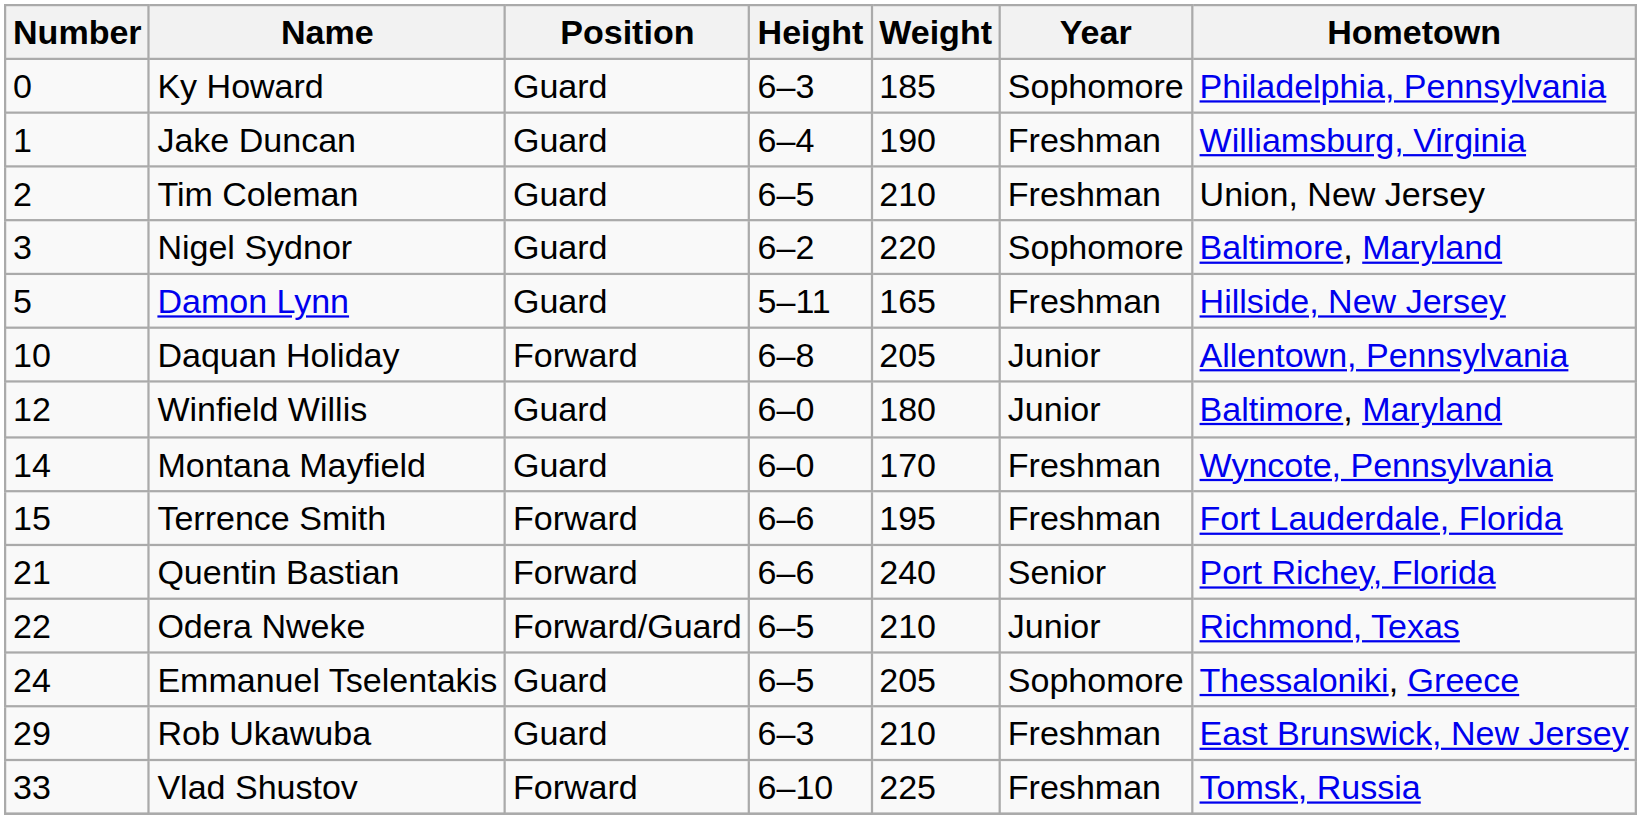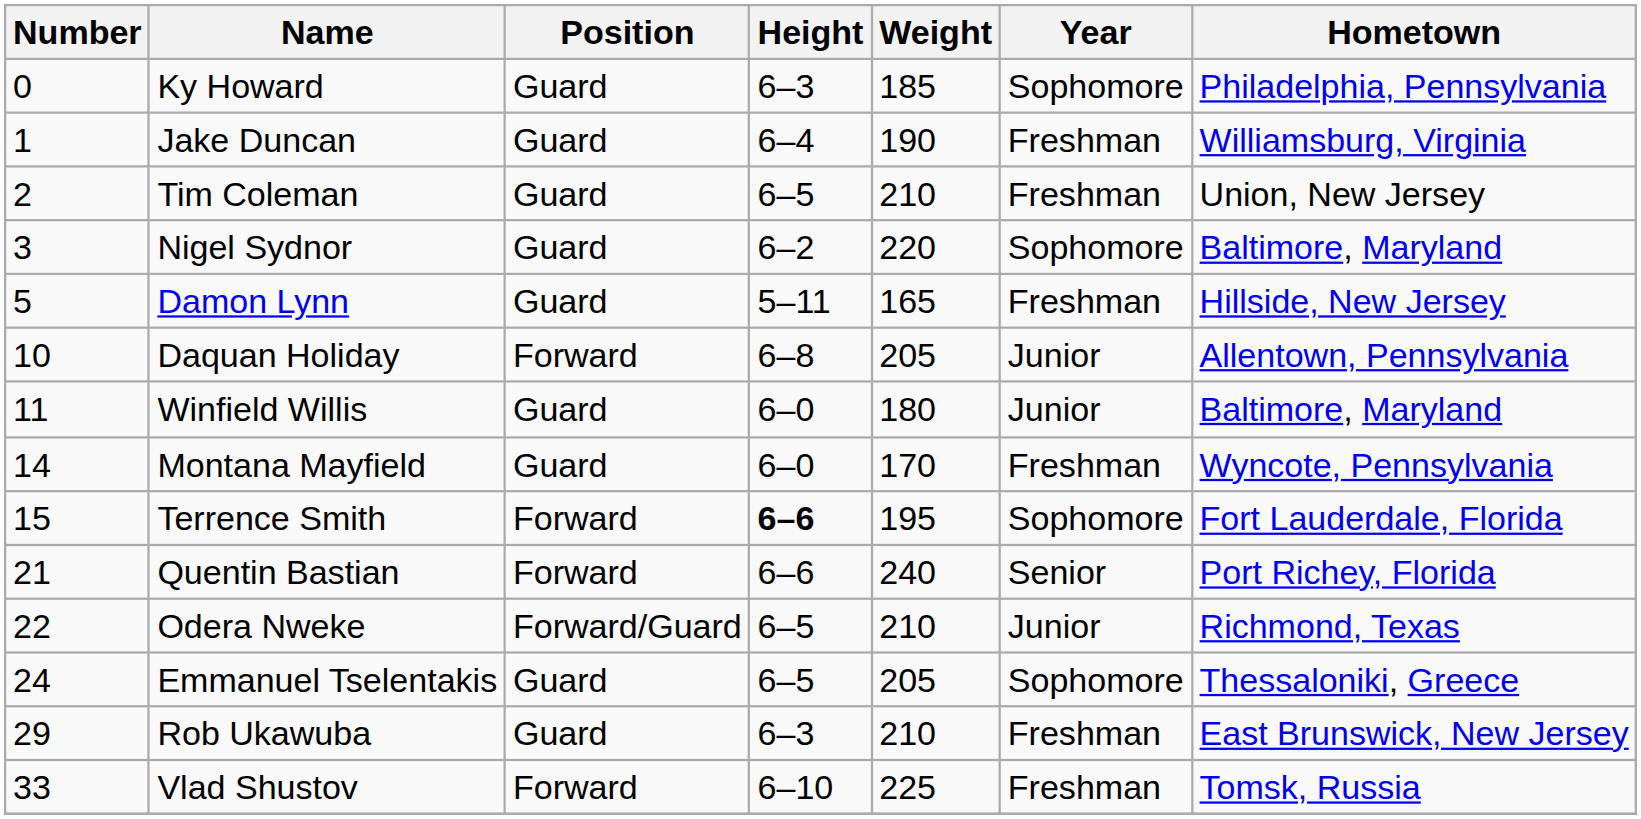(32, 410) 12 -> (31, 410) 11
(786, 517) normal -> (786, 517) bold
(1084, 517) Freshman -> (1096, 517) Sophomore
